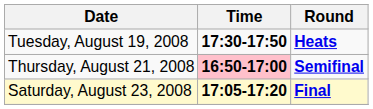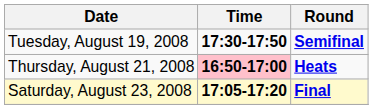(316, 41) Heats -> (329, 41) Semifinal
(329, 66) Semifinal -> (316, 66) Heats
